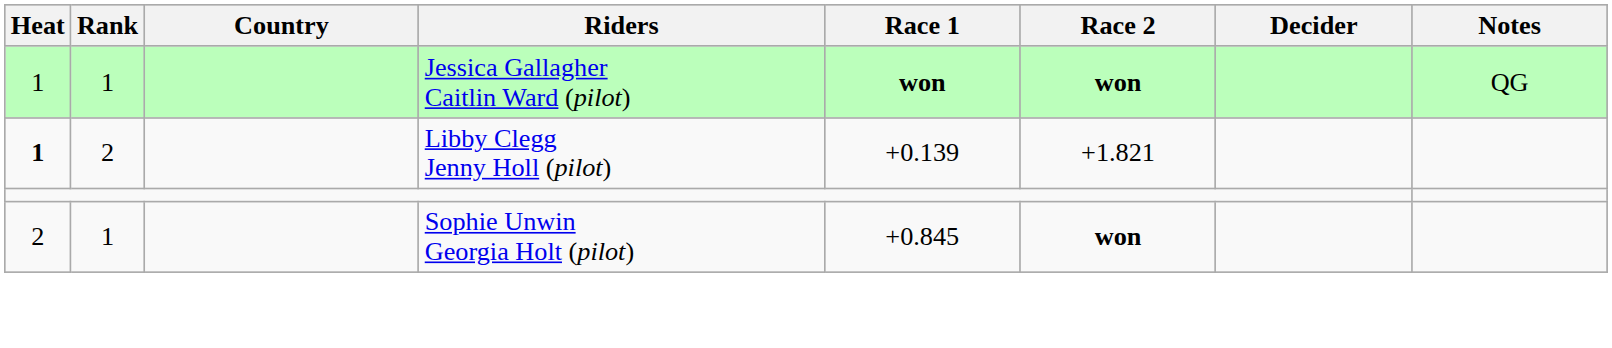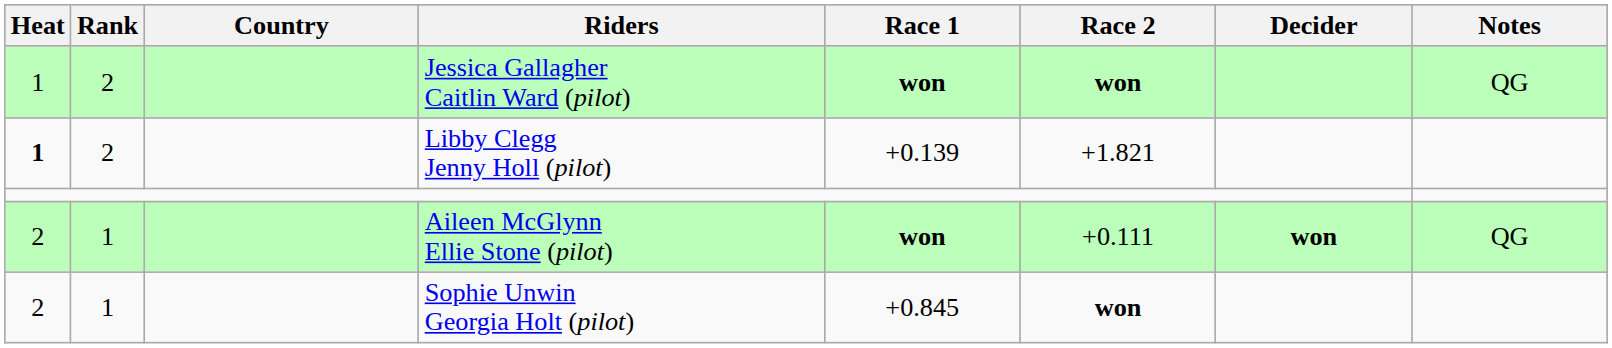(107, 81) 1 -> (107, 81) 2
+ row: (519, 236)
